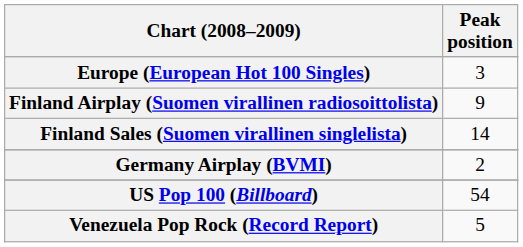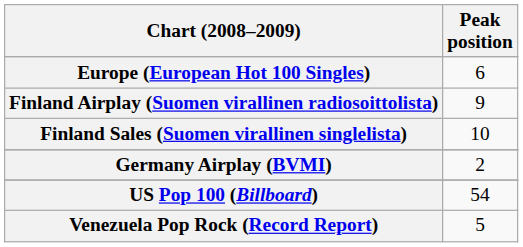(480, 72) 3 -> (480, 72) 6
(480, 133) 14 -> (480, 133) 10
